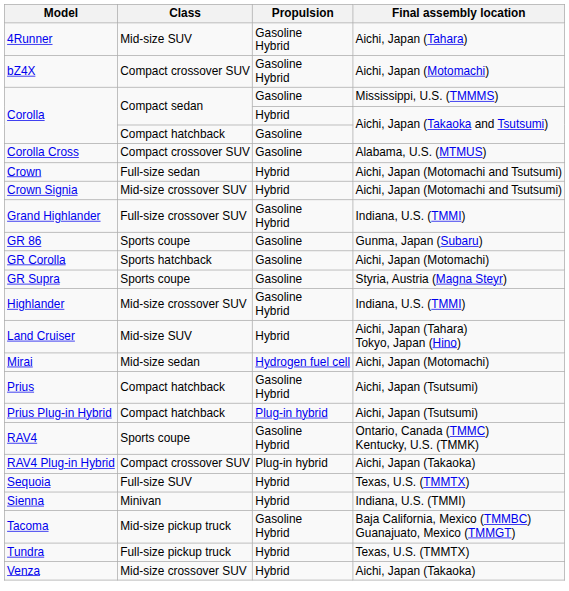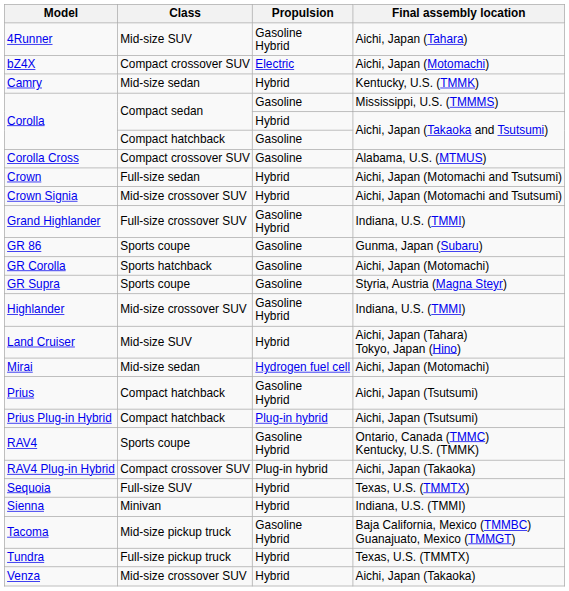(279, 71) Gasoline Hybrid -> (275, 64) Electric
+ row: (25, 83)
